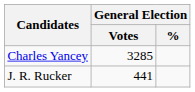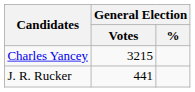(140, 55) 3285 -> (140, 55) 3215
